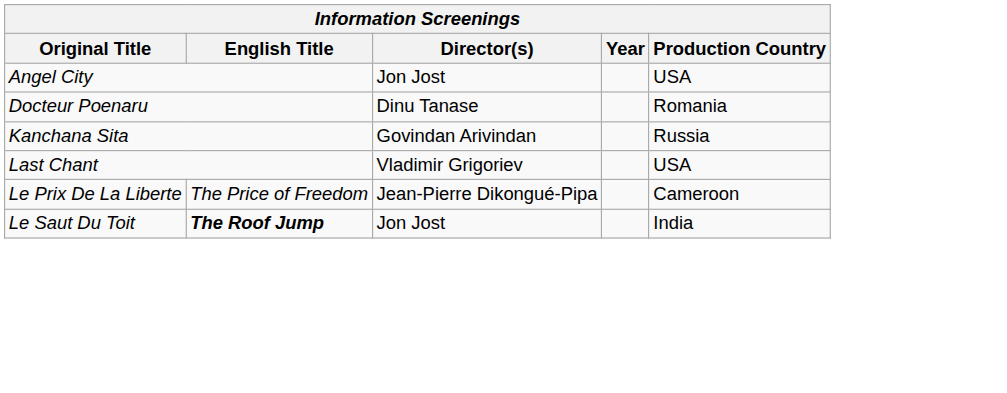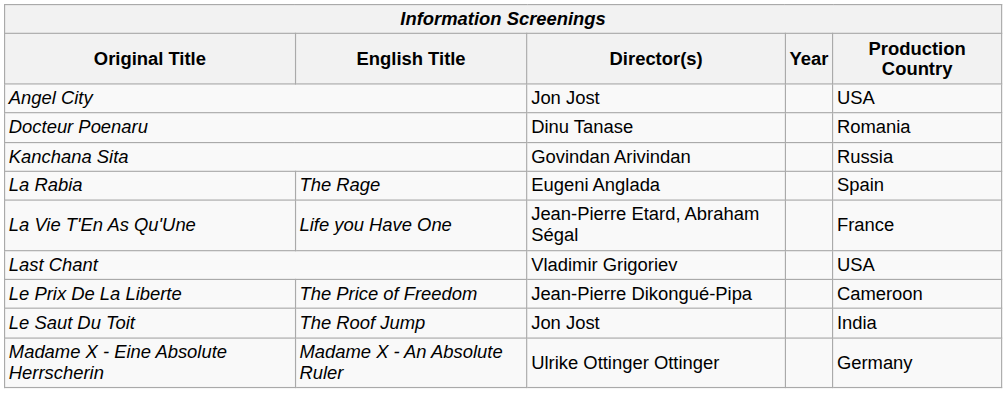+ row: (46, 185)
+ row: (102, 225)
(257, 223) bold -> (362, 323) normal
+ row: (118, 362)
